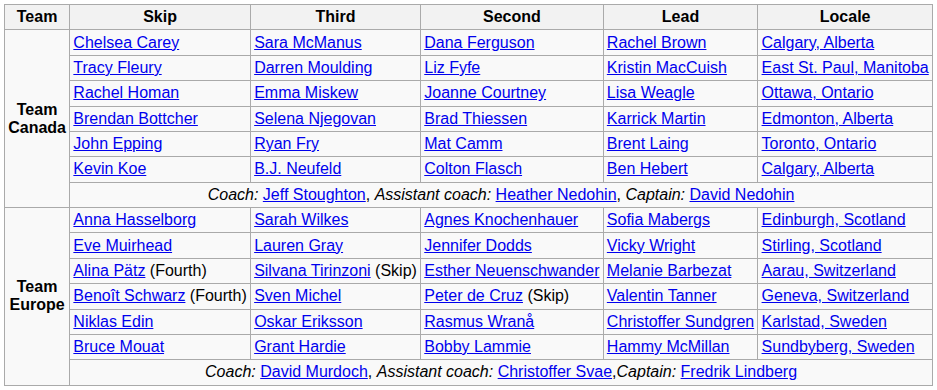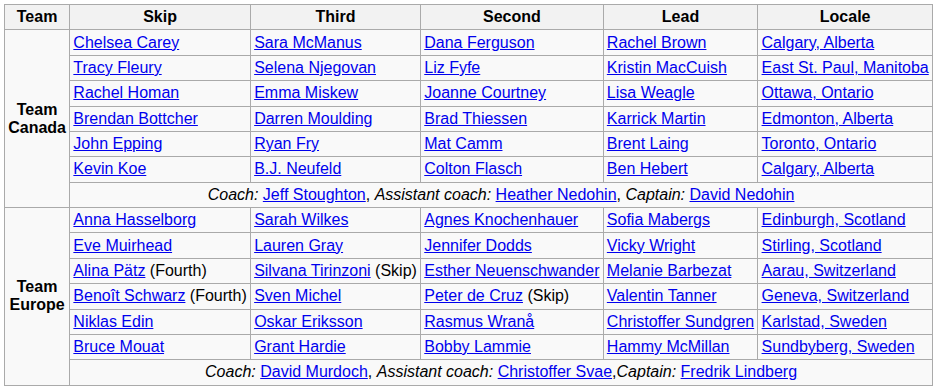(313, 67) Darren Moulding -> (315, 67) Selena Njegovan
(315, 118) Selena Njegovan -> (313, 118) Darren Moulding
